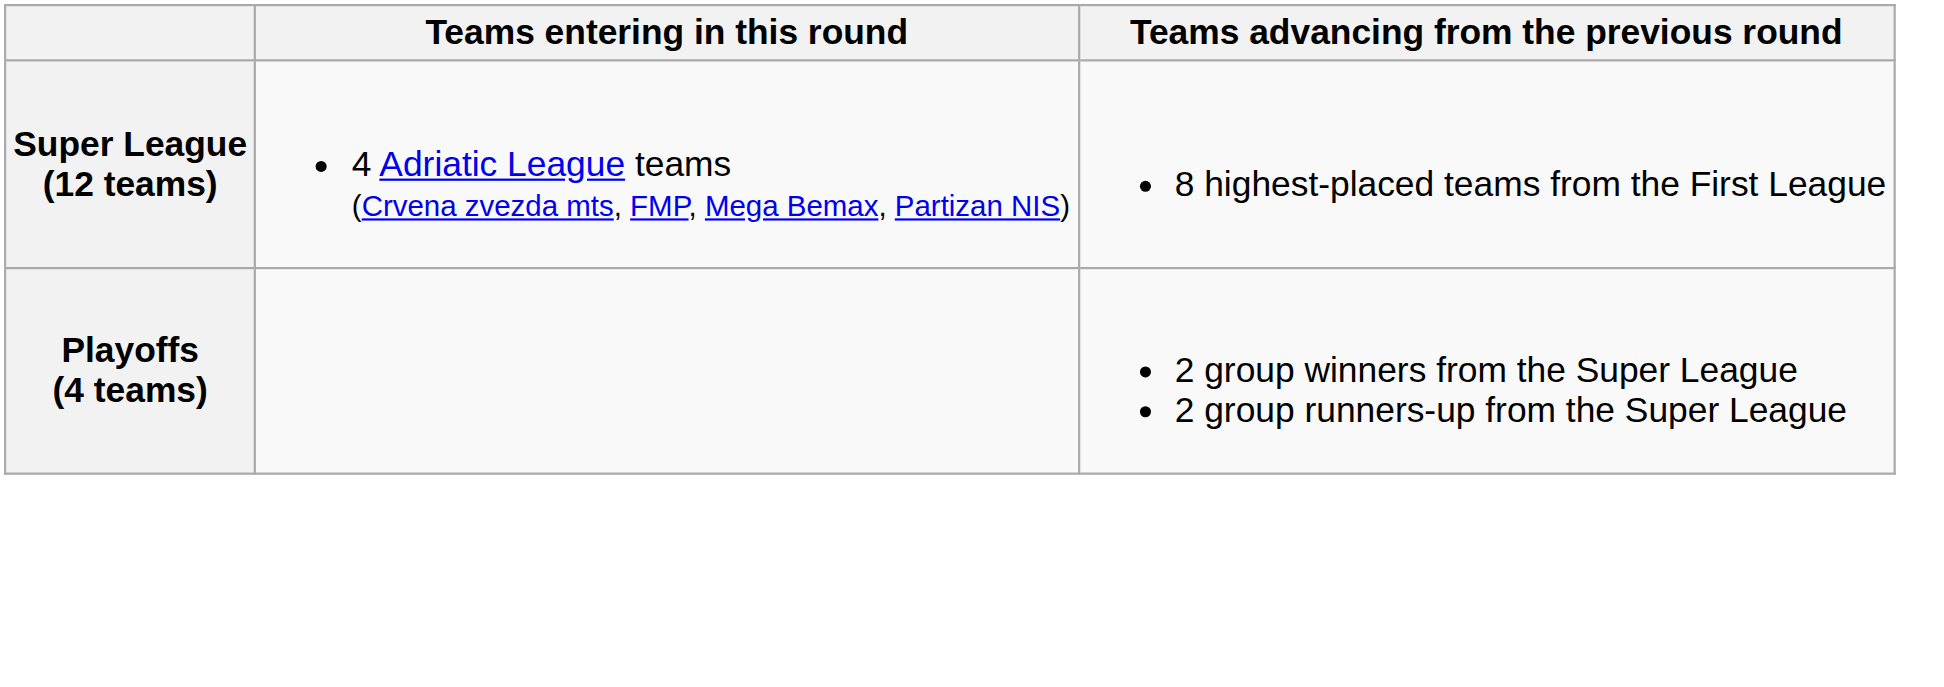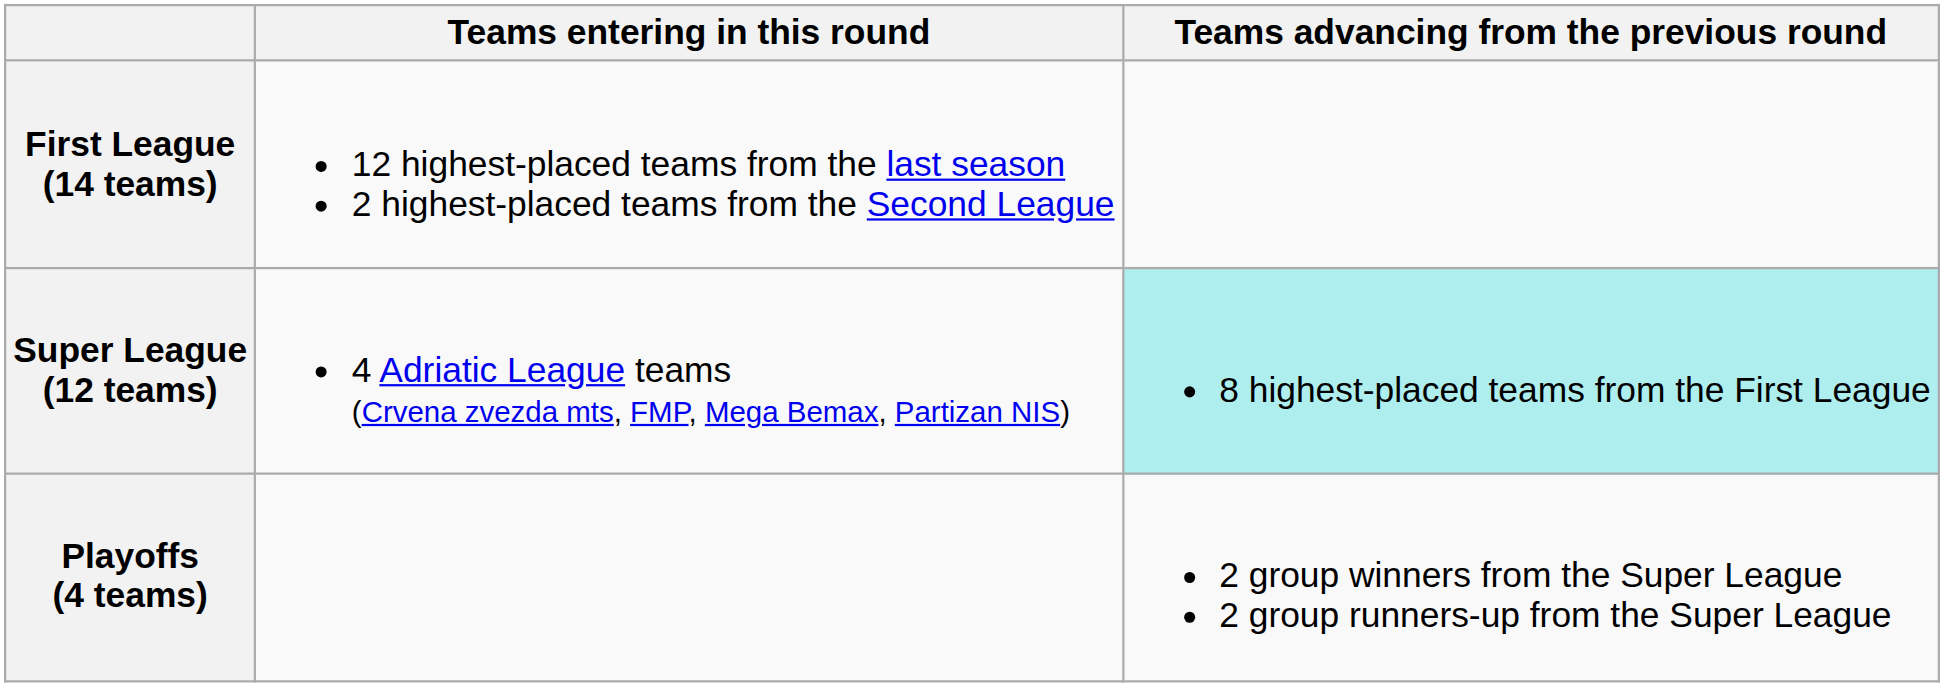+ row: (130, 163)
(1486, 184) no background -> (1531, 391) paleturquoise background
